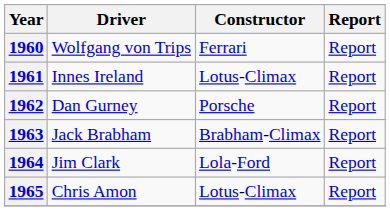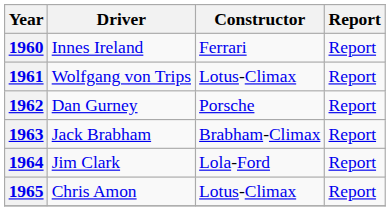(121, 47) Wolfgang von Trips -> (98, 47) Innes Ireland
(98, 76) Innes Ireland -> (121, 76) Wolfgang von Trips
